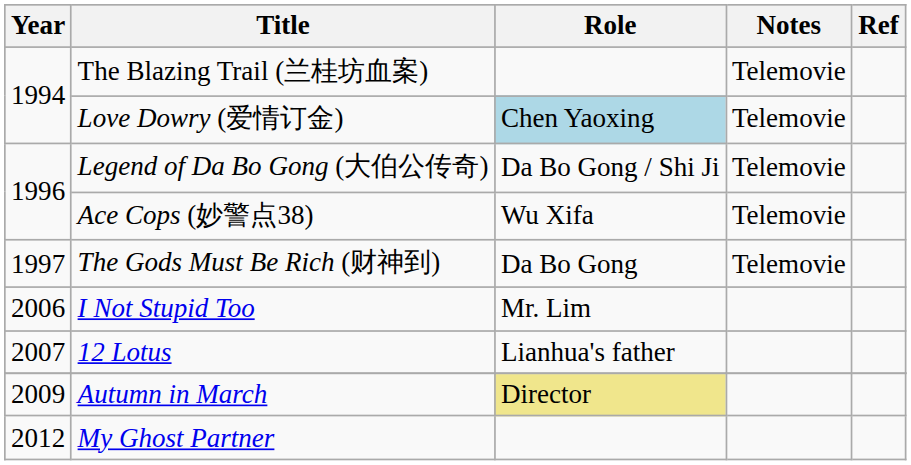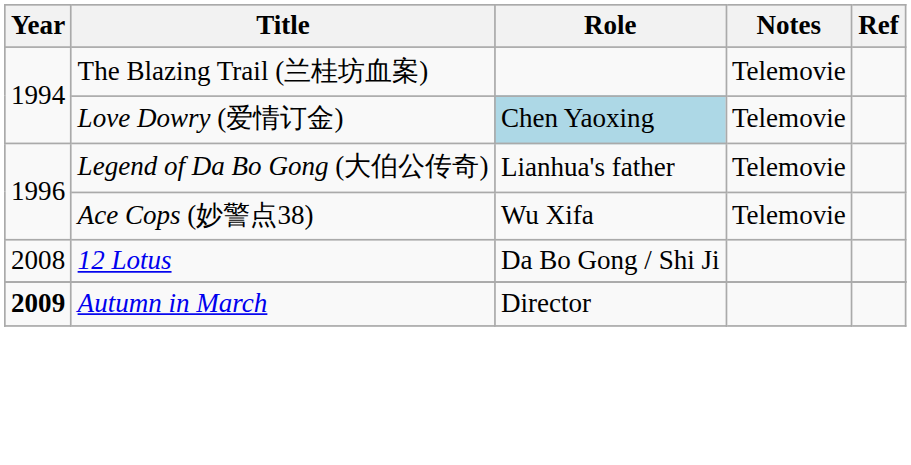(610, 167) Da Bo Gong / Shi Ji -> (588, 167) Lianhua's father
- row: (259, 262)
- row: (166, 308)
(38, 351) 2007 -> (38, 260) 2008
(588, 351) Lianhua's father -> (610, 260) Da Bo Gong / Shi Ji
(38, 394) normal -> (38, 303) bold
(546, 394) khaki background -> (546, 303) no background
- row: (176, 437)
